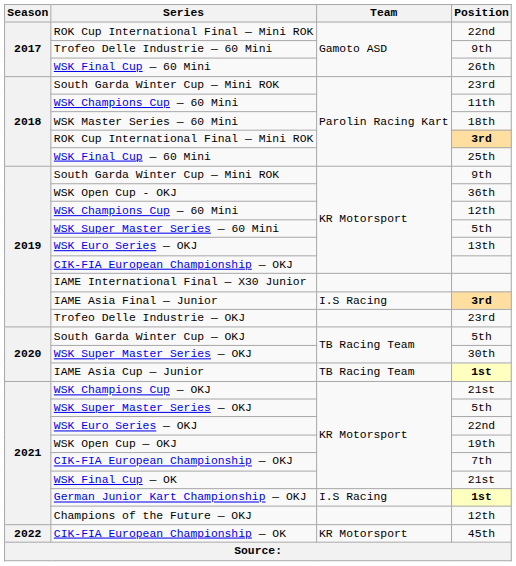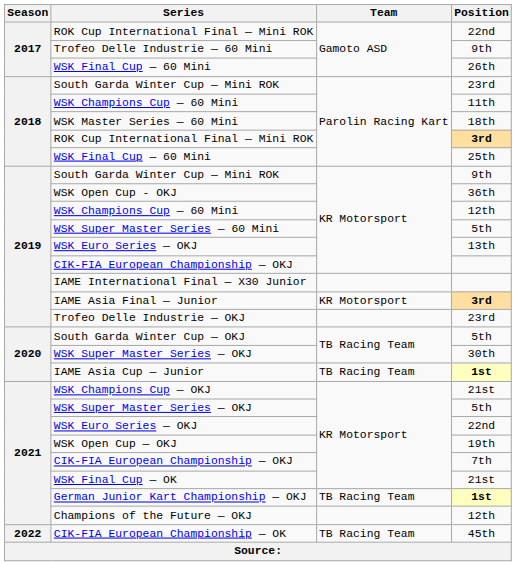(353, 300) I.S Racing -> (363, 300) KR Motorsport
(353, 498) I.S Racing -> (367, 498) TB Racing Team
(363, 533) KR Motorsport -> (367, 533) TB Racing Team
